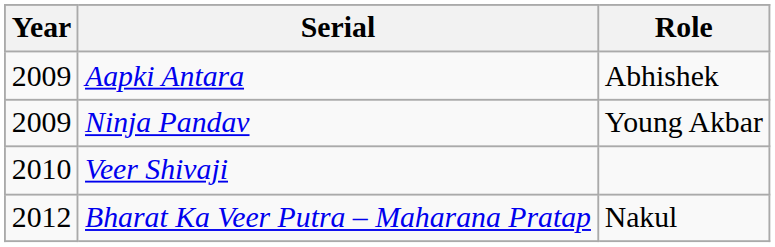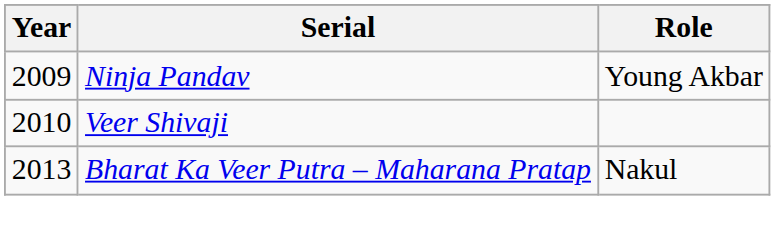- row: (165, 75)
(42, 216) 2012 -> (42, 169) 2013
